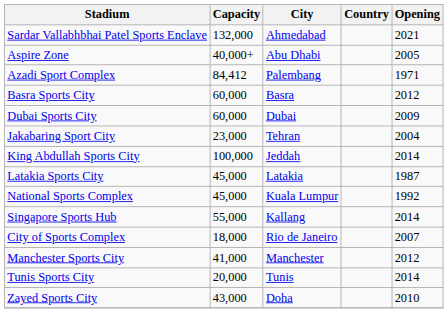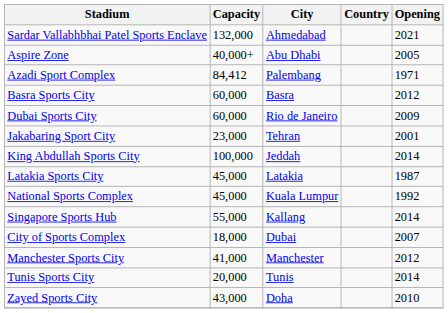(281, 115) Dubai -> (302, 115) Rio de Janeiro
(407, 136) 2004 -> (407, 136) 2001
(302, 237) Rio de Janeiro -> (281, 237) Dubai
